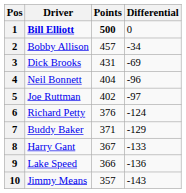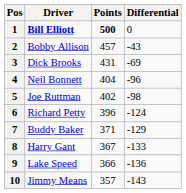(134, 46) -34 -> (134, 46) -43
(134, 96) -97 -> (134, 96) -98
(108, 113) 376 -> (108, 113) 396
